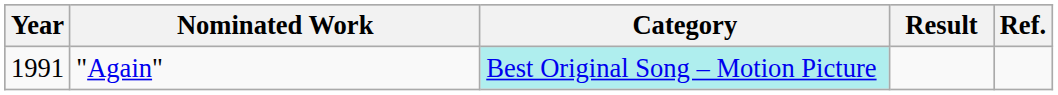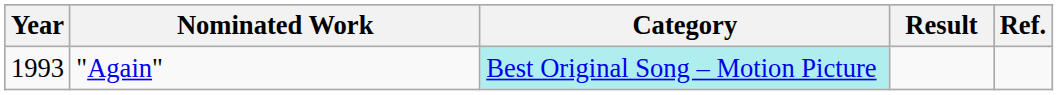(38, 67) 1991 -> (38, 67) 1993
